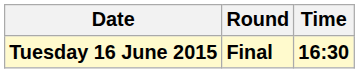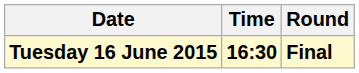columns swapped: (324, 20) <-> (258, 20)
